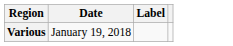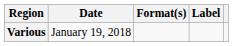+ column: (161, 13)
